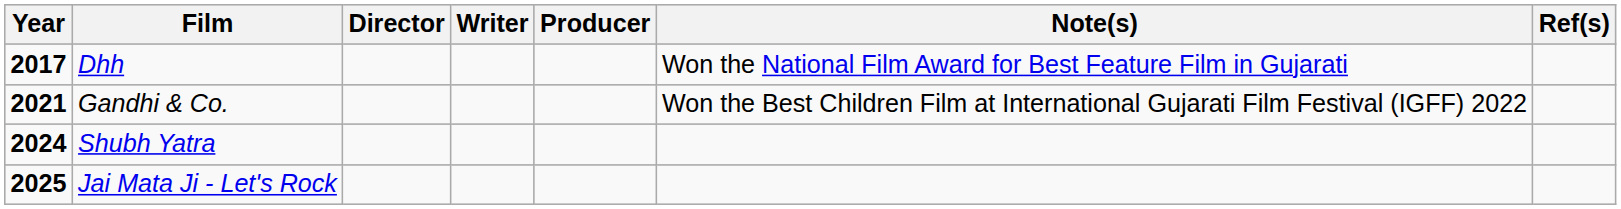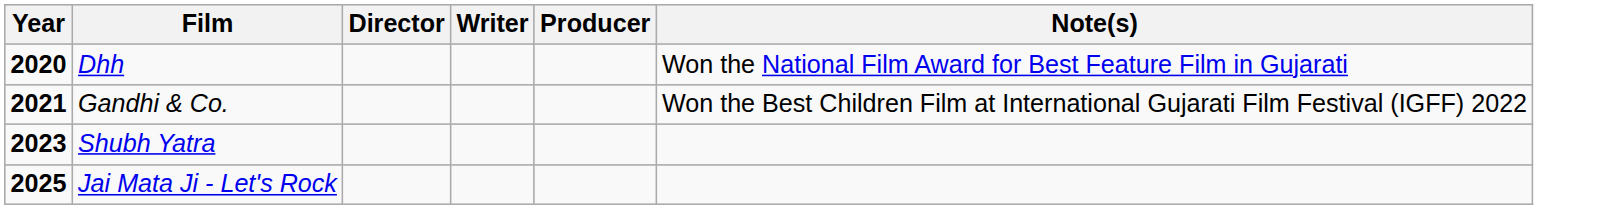- column: (1574, 24)
(39, 64) 2017 -> (39, 64) 2020
(39, 143) 2024 -> (39, 143) 2023
